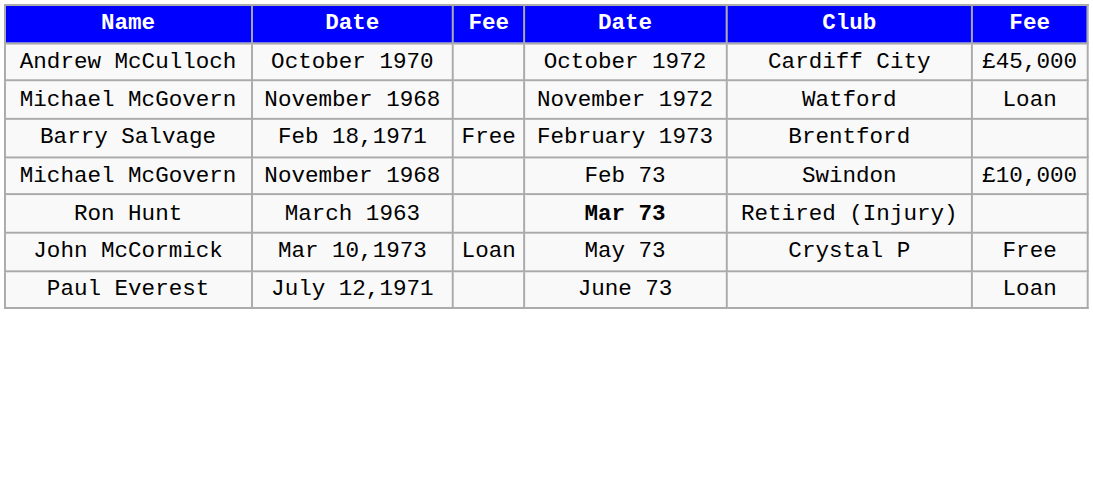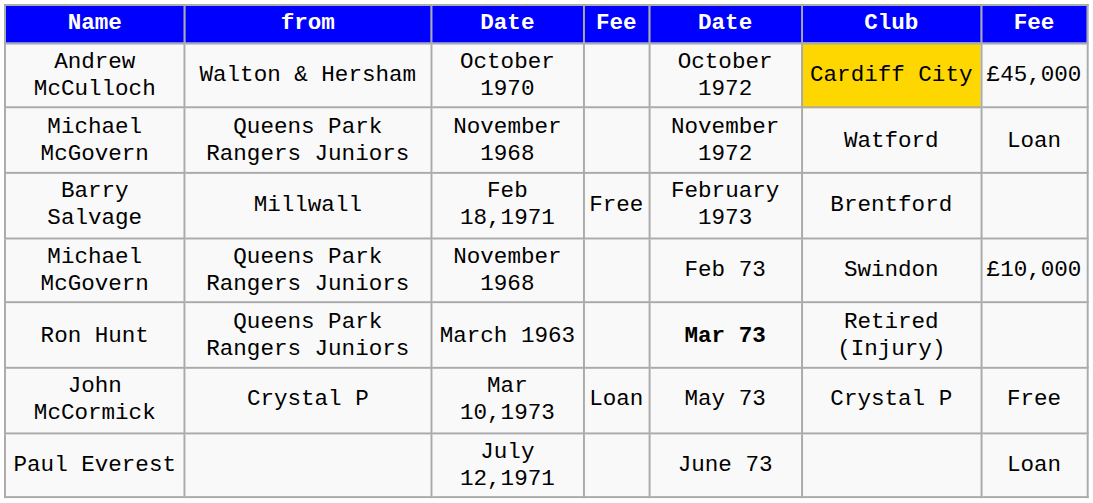+ column: (308, 24)
(849, 62) no background -> (891, 75) gold background
